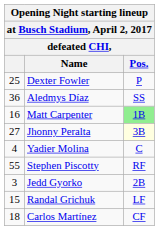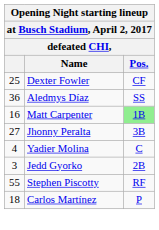(139, 81) P -> (139, 81) CF
(139, 132) lightyellow background -> (139, 132) no background
rows swapped: (63, 166) <-> (55, 183)
- row: (61, 200)
(139, 217) CF -> (139, 200) P
